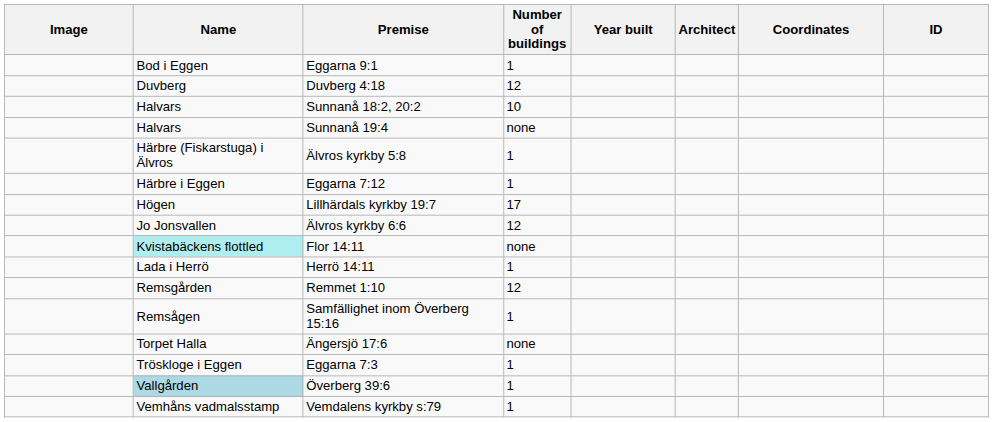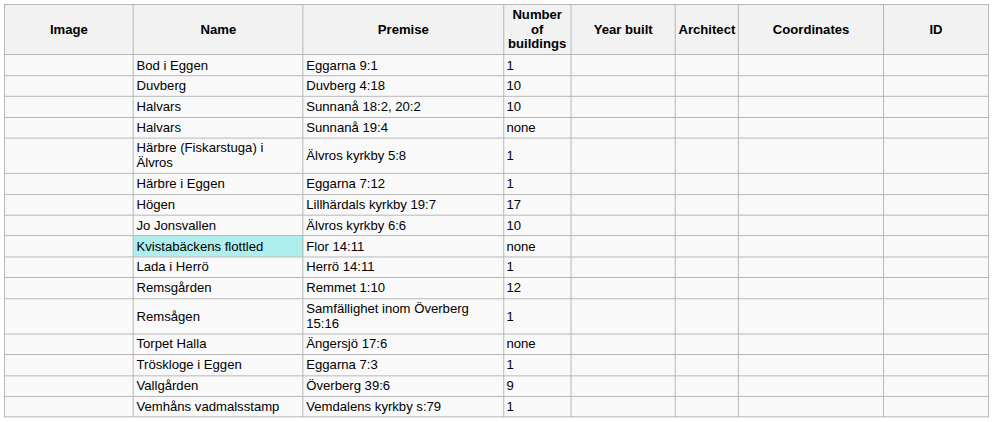(514, 86) 12 -> (514, 86) 10
(514, 225) 12 -> (514, 225) 10
(167, 386) lightblue background -> (167, 386) no background
(510, 386) 1 -> (510, 386) 9
